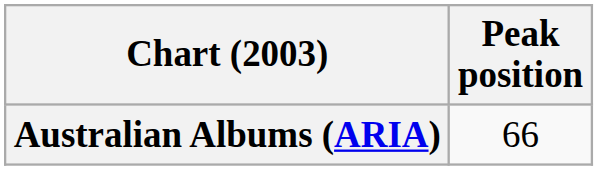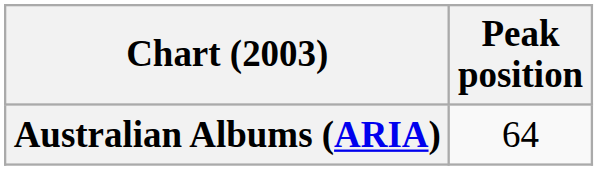(521, 134) 66 -> (521, 134) 64
